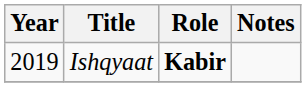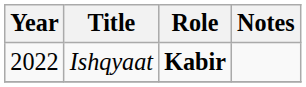(34, 61) 2019 -> (34, 61) 2022
